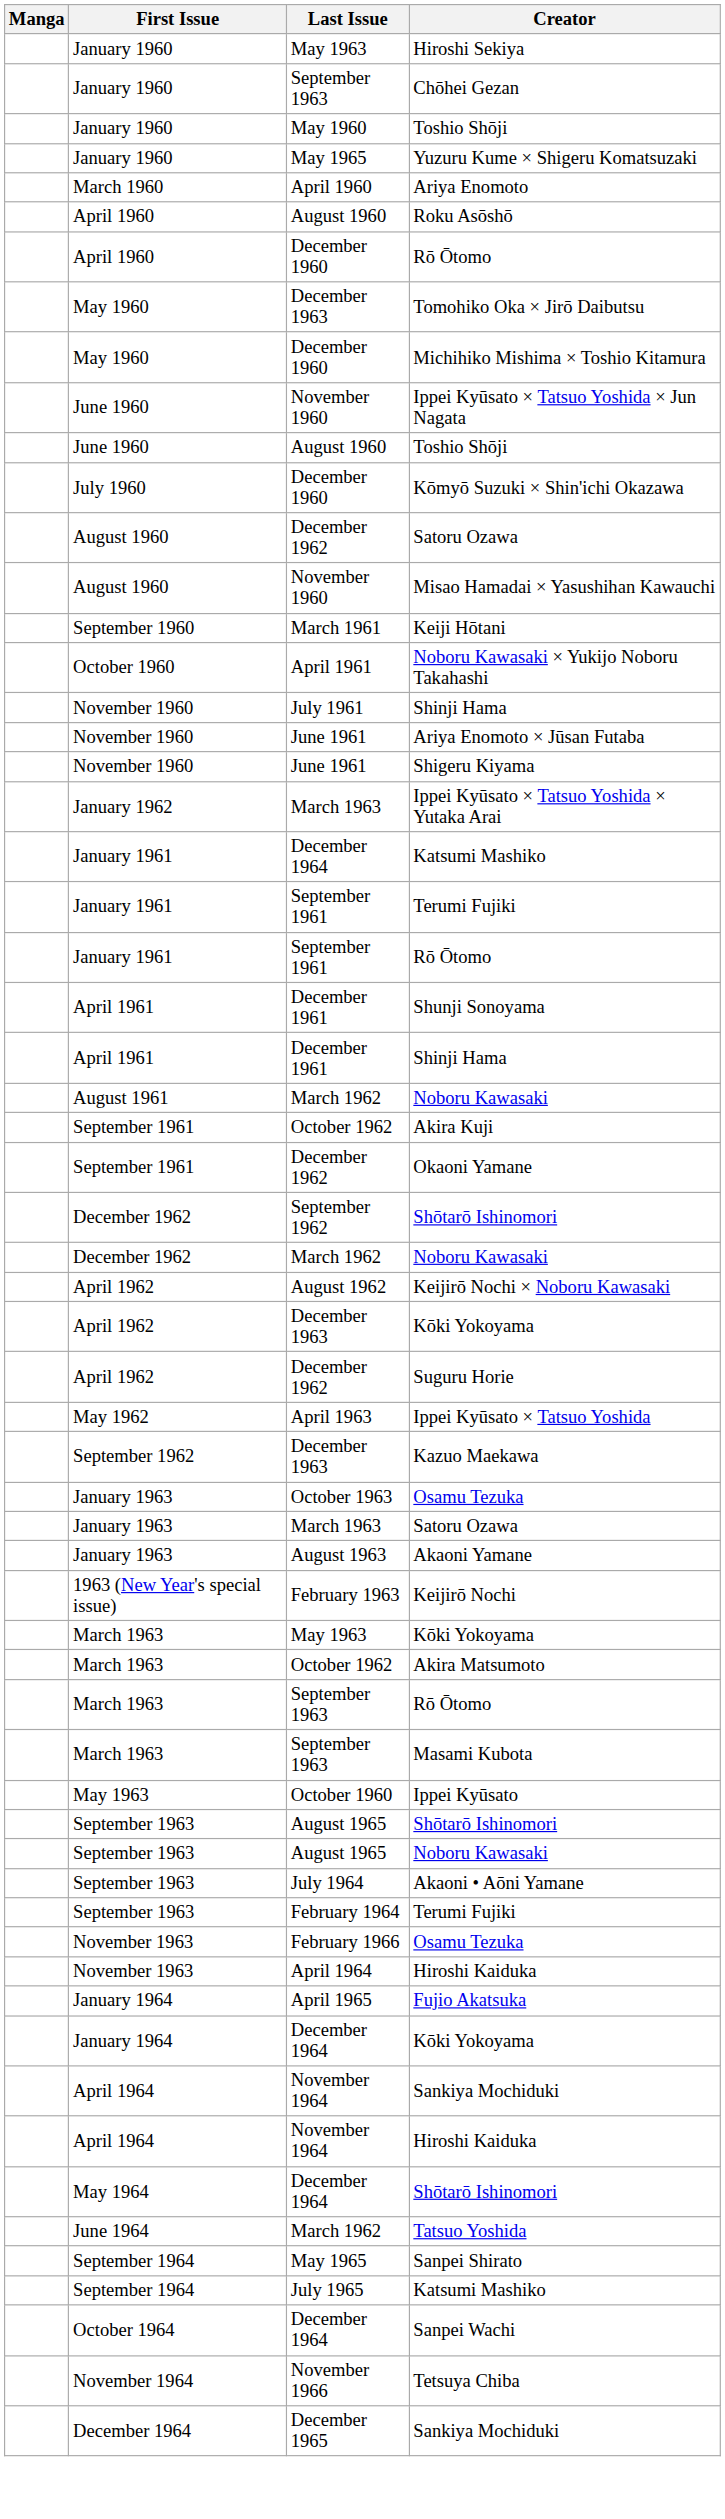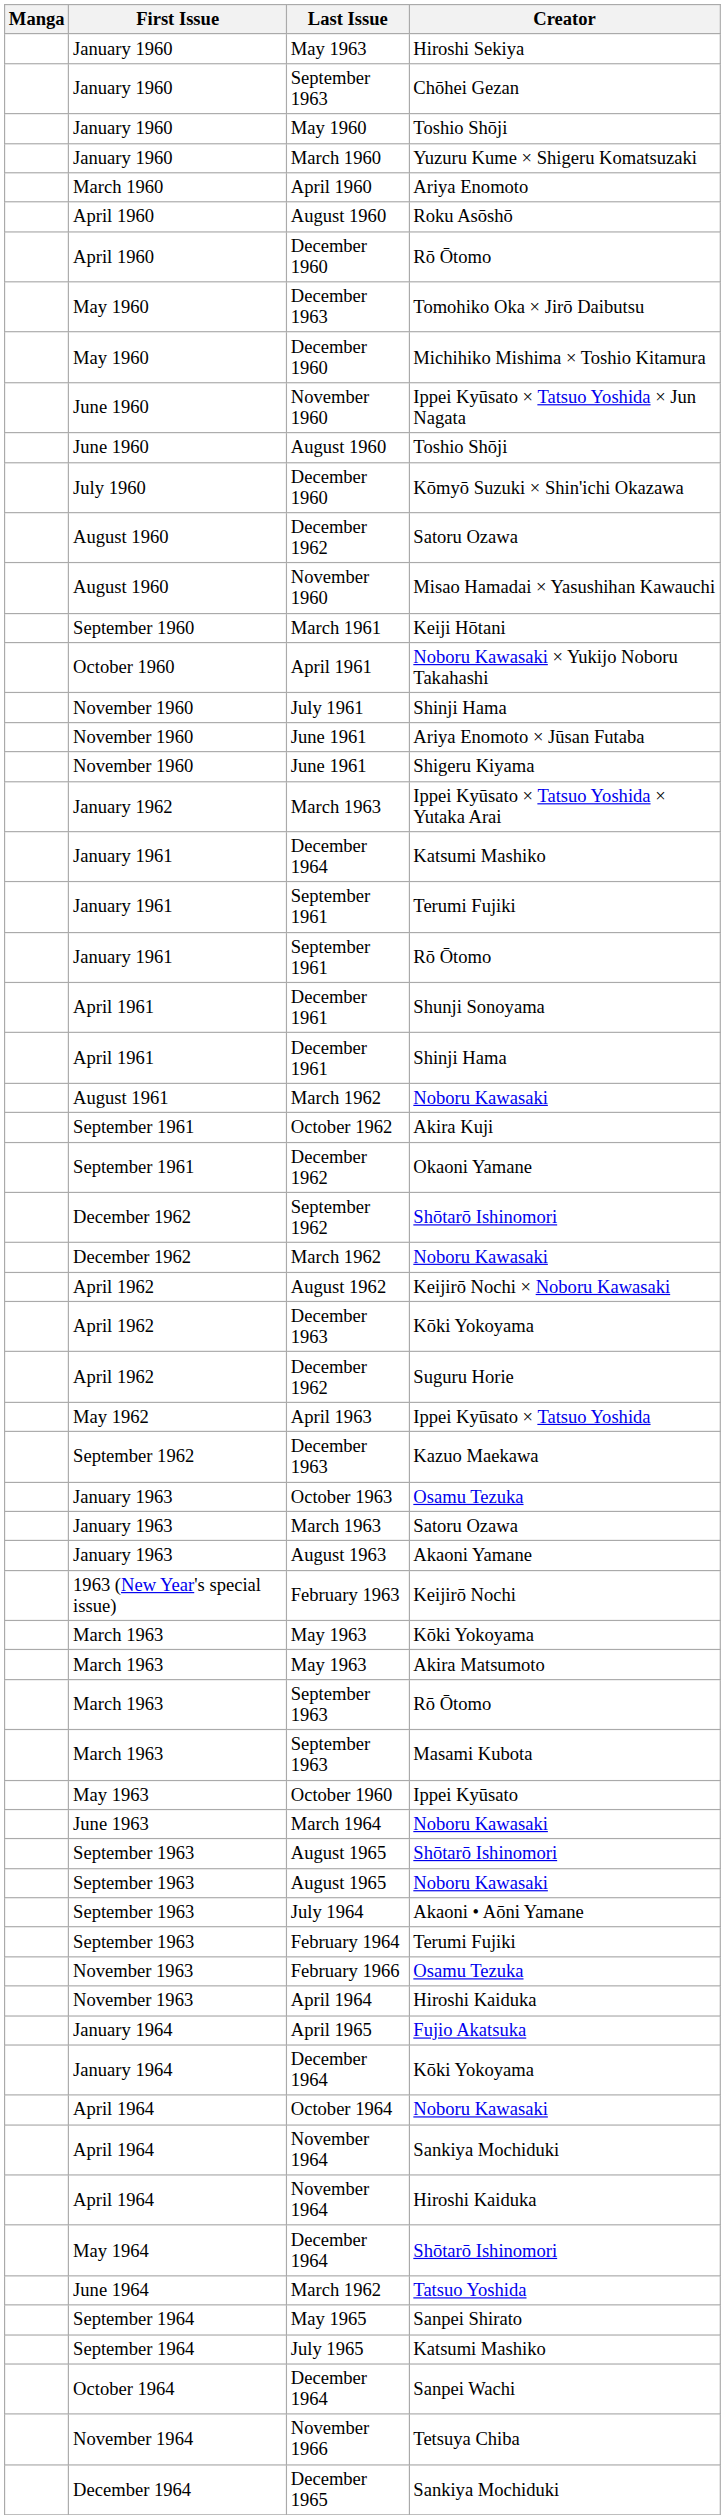(329, 157) May 1965 -> (336, 157) March 1960
(342, 1664) October 1962 -> (329, 1664) May 1963
+ row: (111, 1824)
+ row: (114, 2109)
